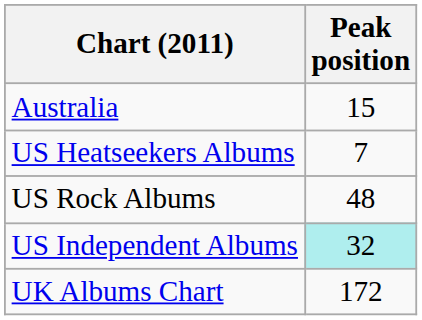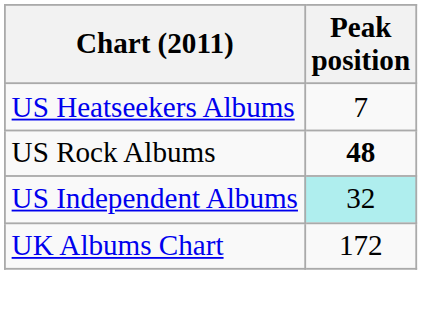- row: (65, 106)
(361, 198) normal -> (361, 152) bold
